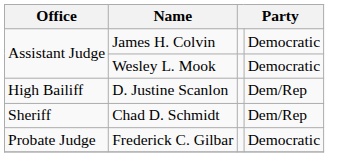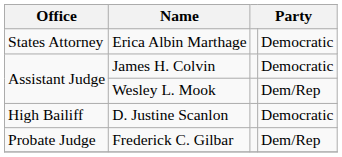+ row: (179, 41)
(284, 66) Democratic -> (291, 90) Dem/Rep
(277, 90) Dem/Rep -> (297, 115) Democratic
- row: (166, 115)
(284, 139) Democratic -> (291, 139) Dem/Rep
